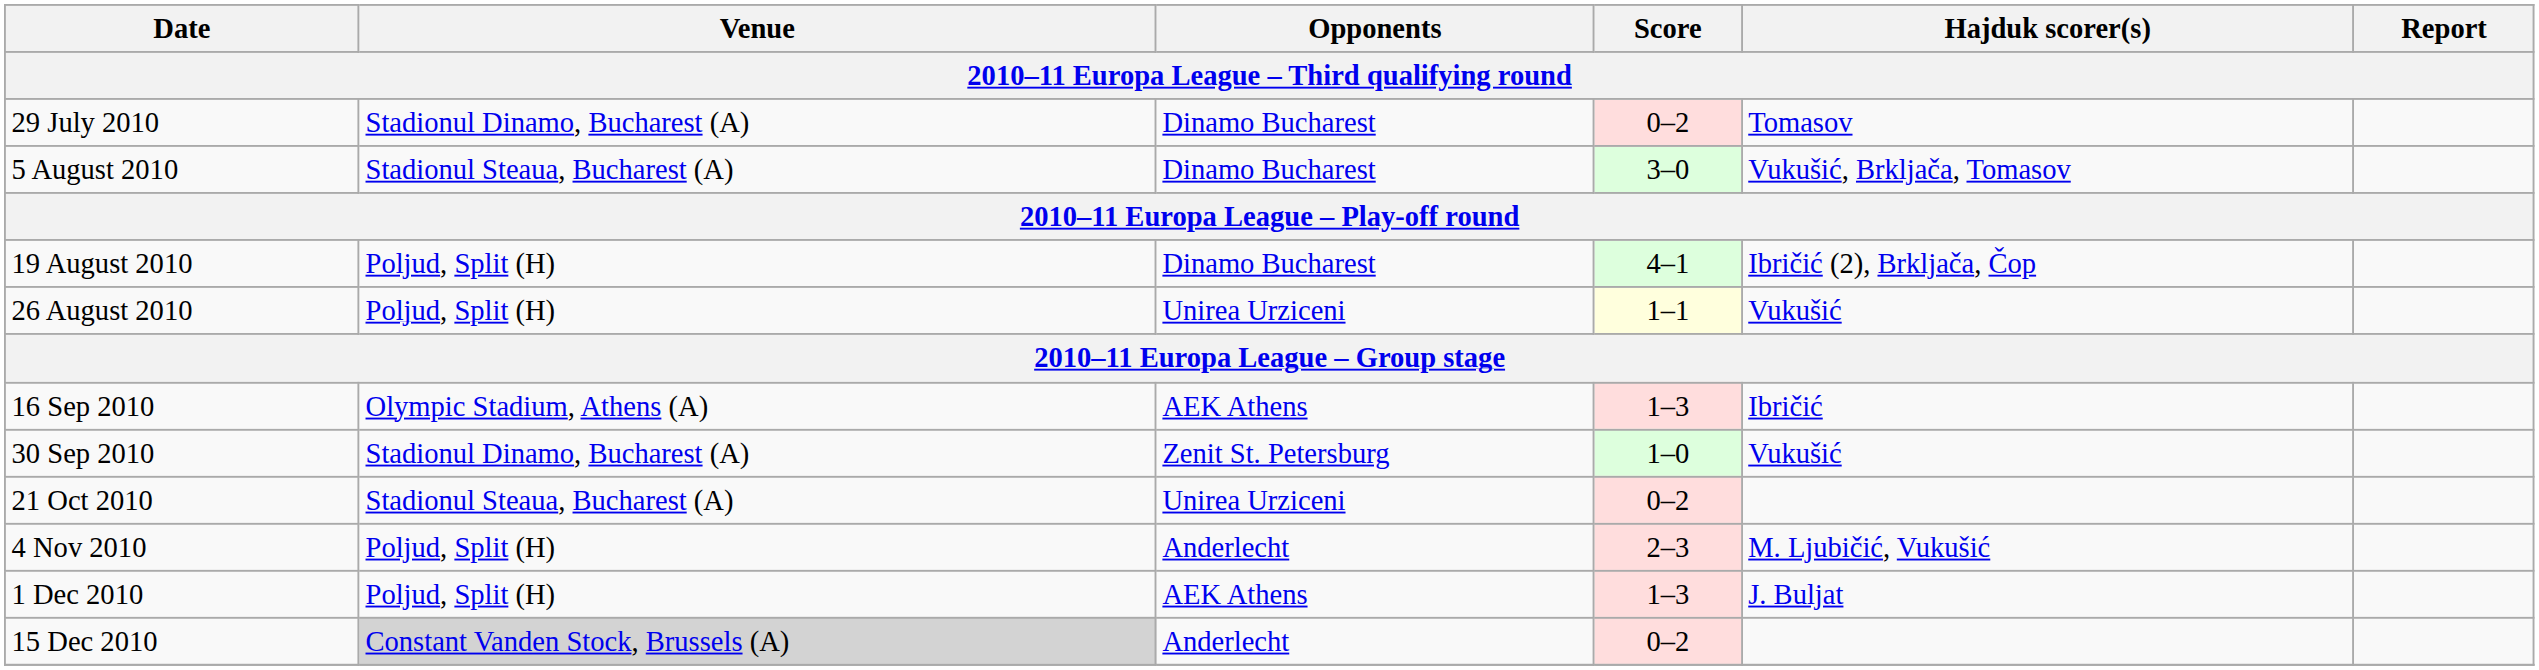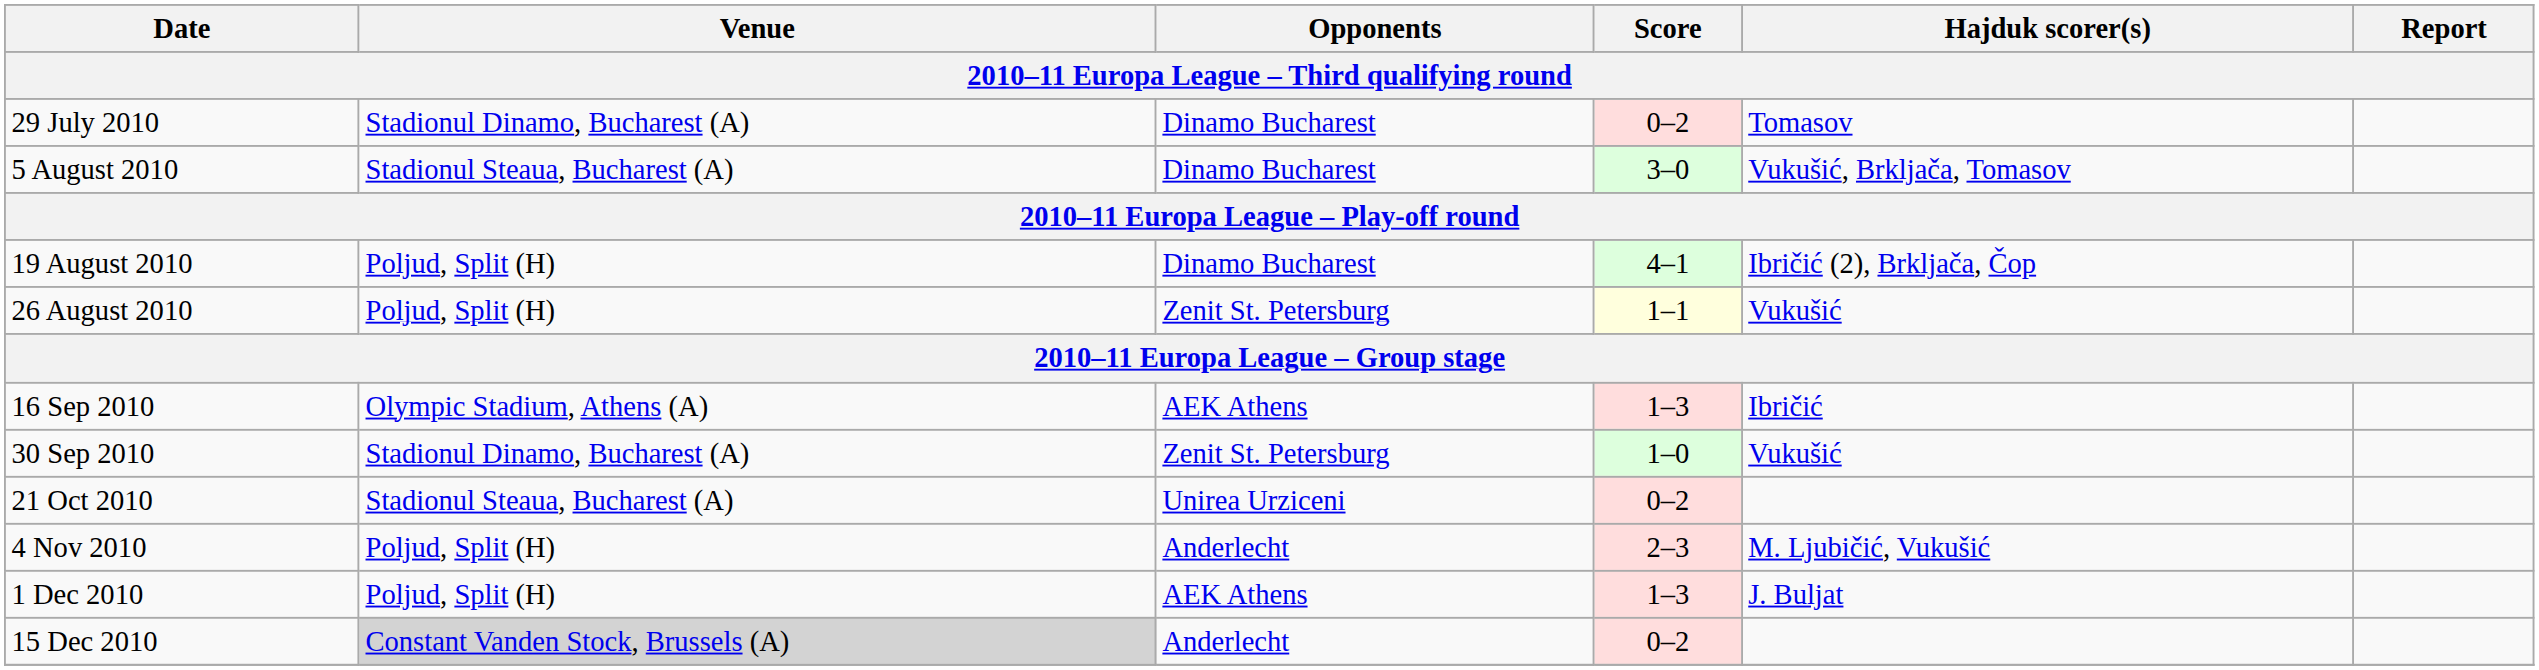(1254, 310) Unirea Urziceni -> (1276, 310) Zenit St. Petersburg
